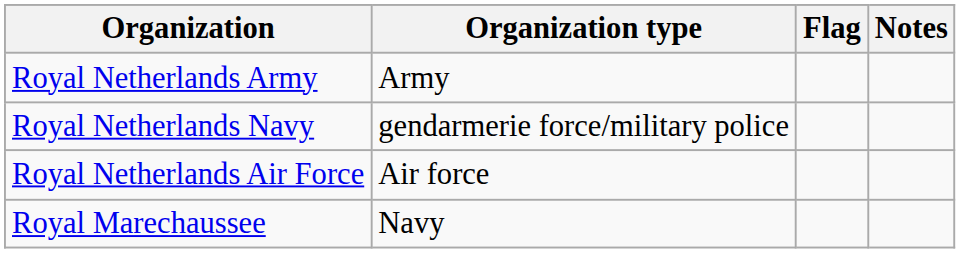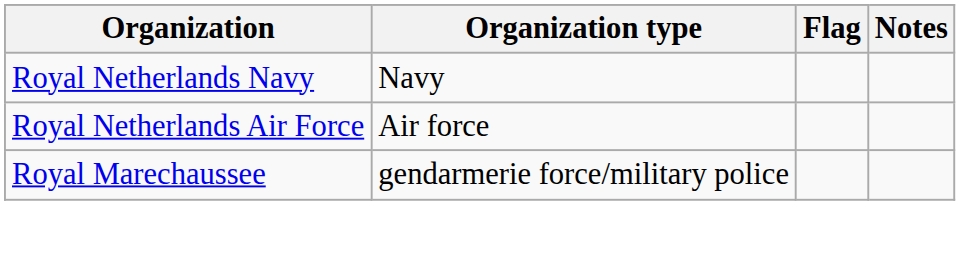- row: (165, 77)
(584, 125) gendarmerie force/military police -> (411, 77) Navy
(411, 222) Navy -> (584, 174) gendarmerie force/military police
